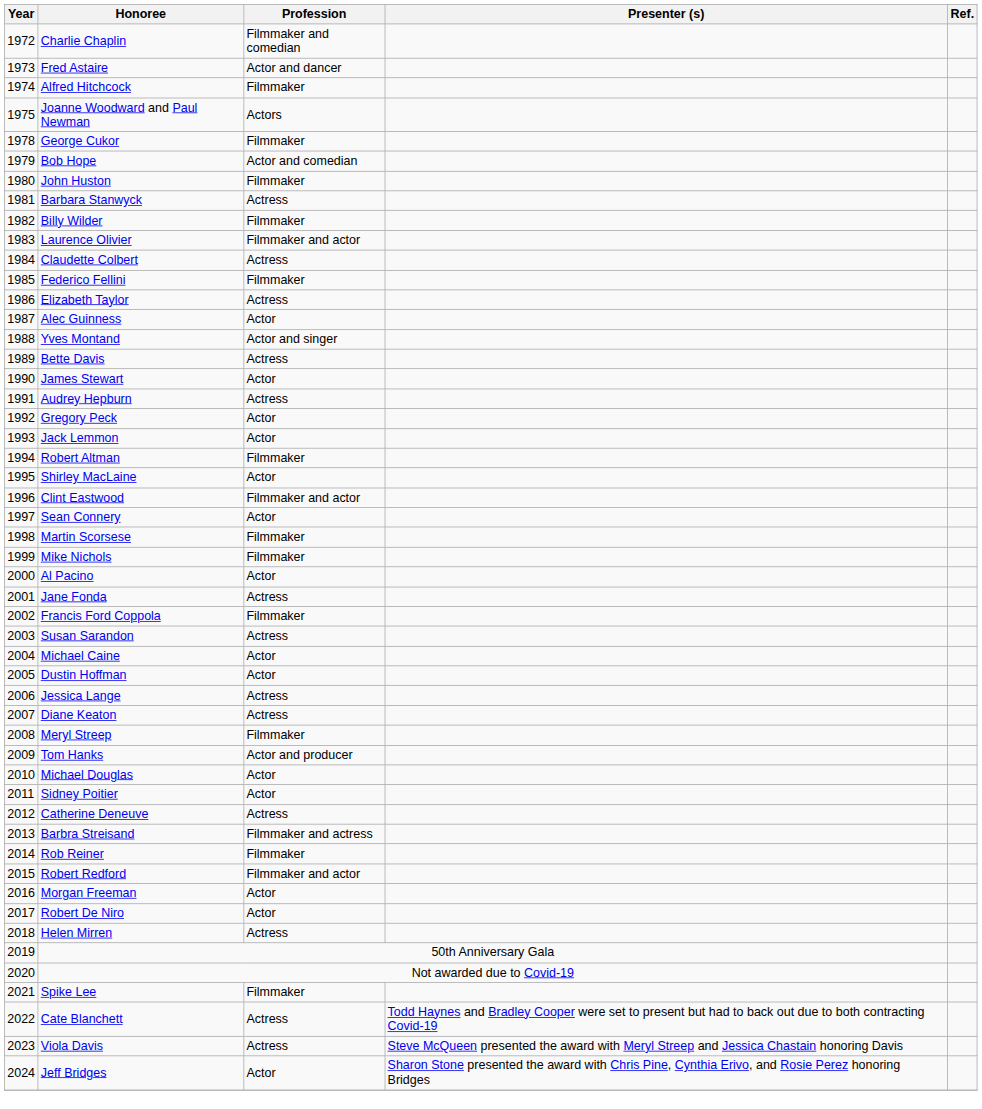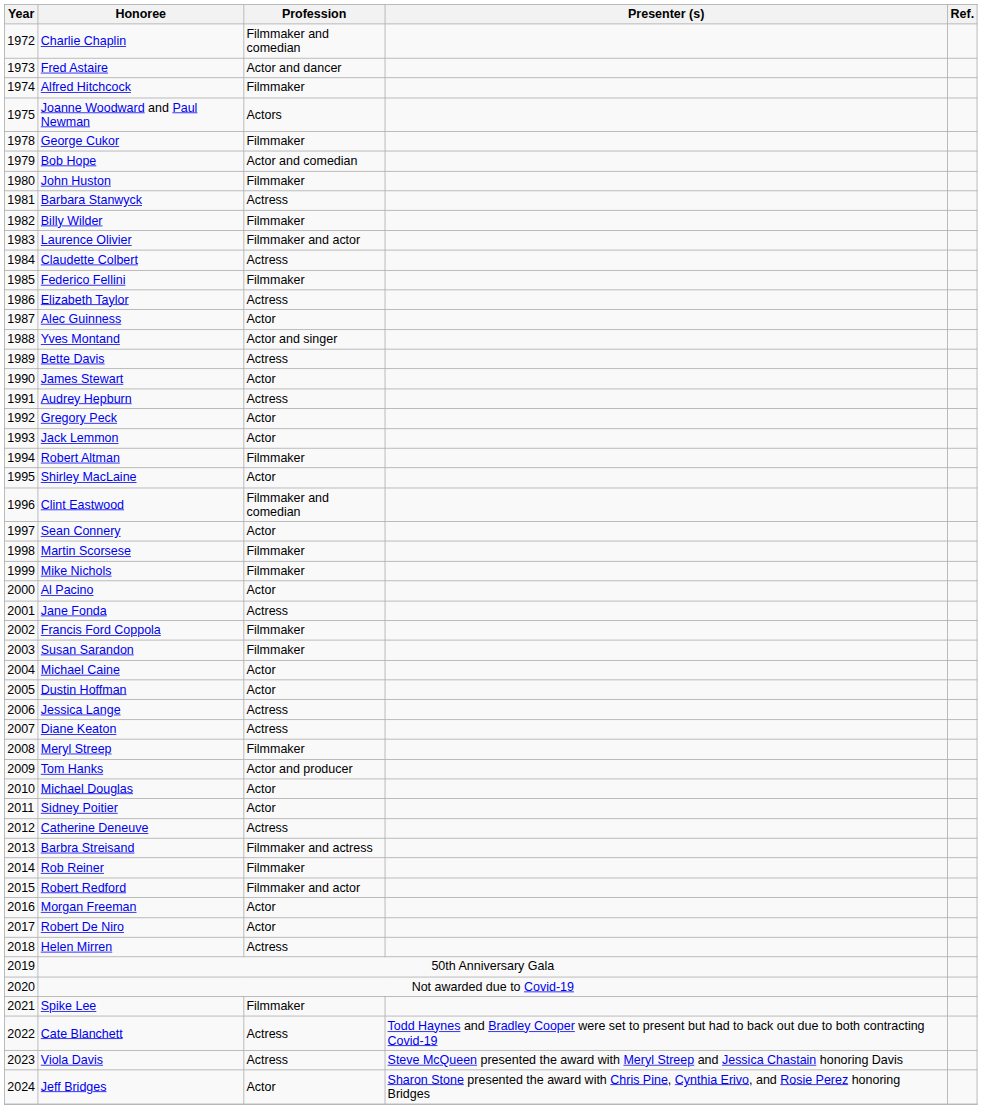(303, 497) Filmmaker and actor -> (288, 504) Filmmaker and comedian
(267, 636) Actress -> (276, 650) Filmmaker
